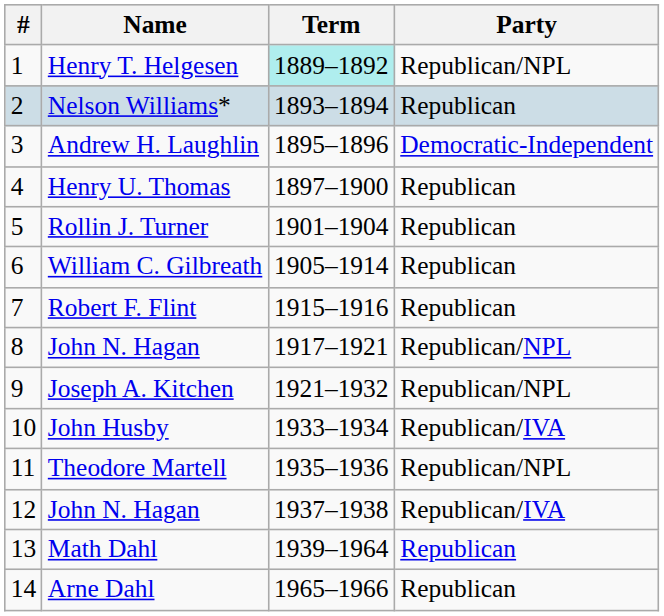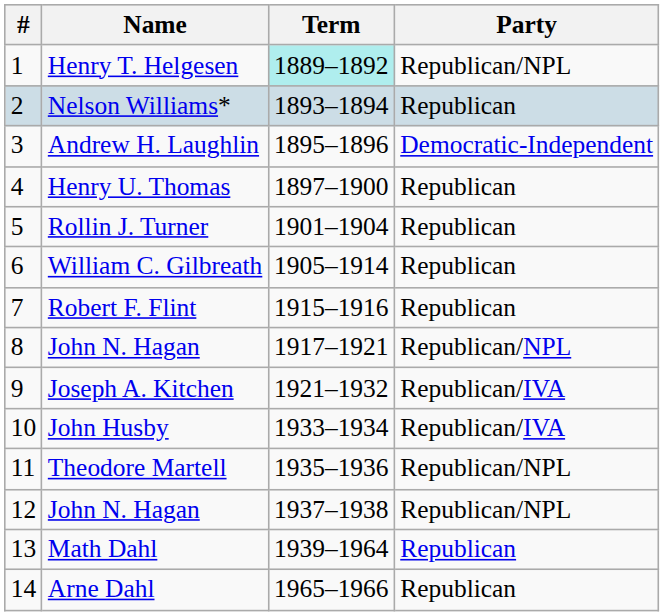(486, 387) Republican/NPL -> (483, 387) Republican/IVA
(483, 508) Republican/IVA -> (486, 508) Republican/NPL
